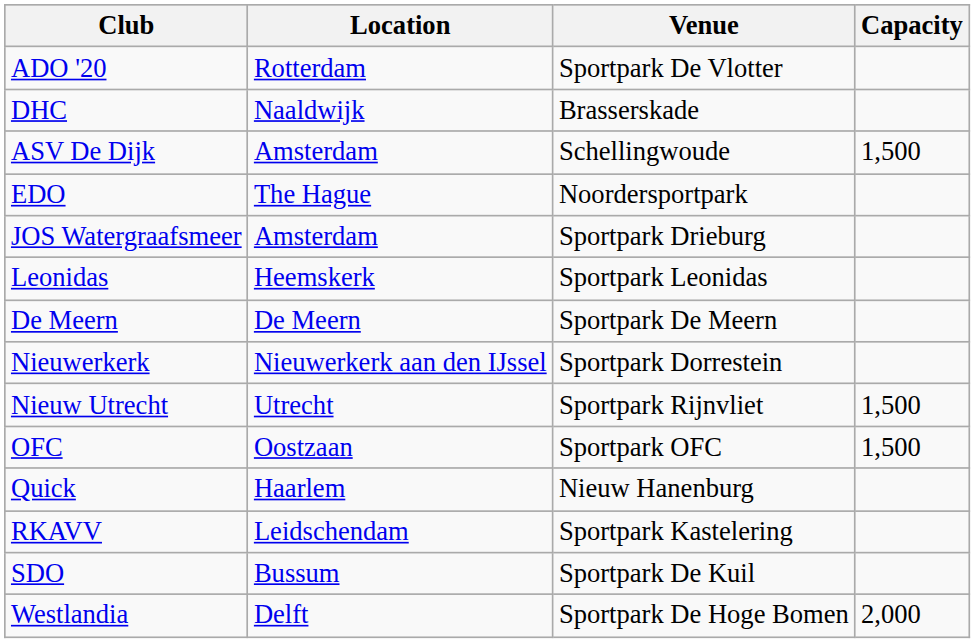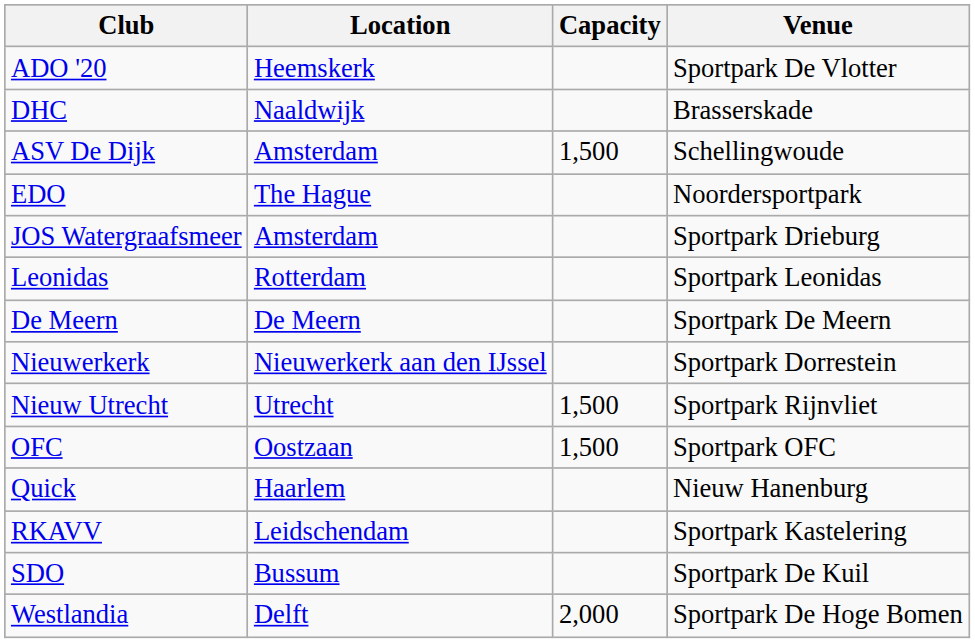columns swapped: (704, 25) <-> (912, 25)
(310, 67) Rotterdam -> (314, 67) Heemskerk
(314, 278) Heemskerk -> (310, 278) Rotterdam
